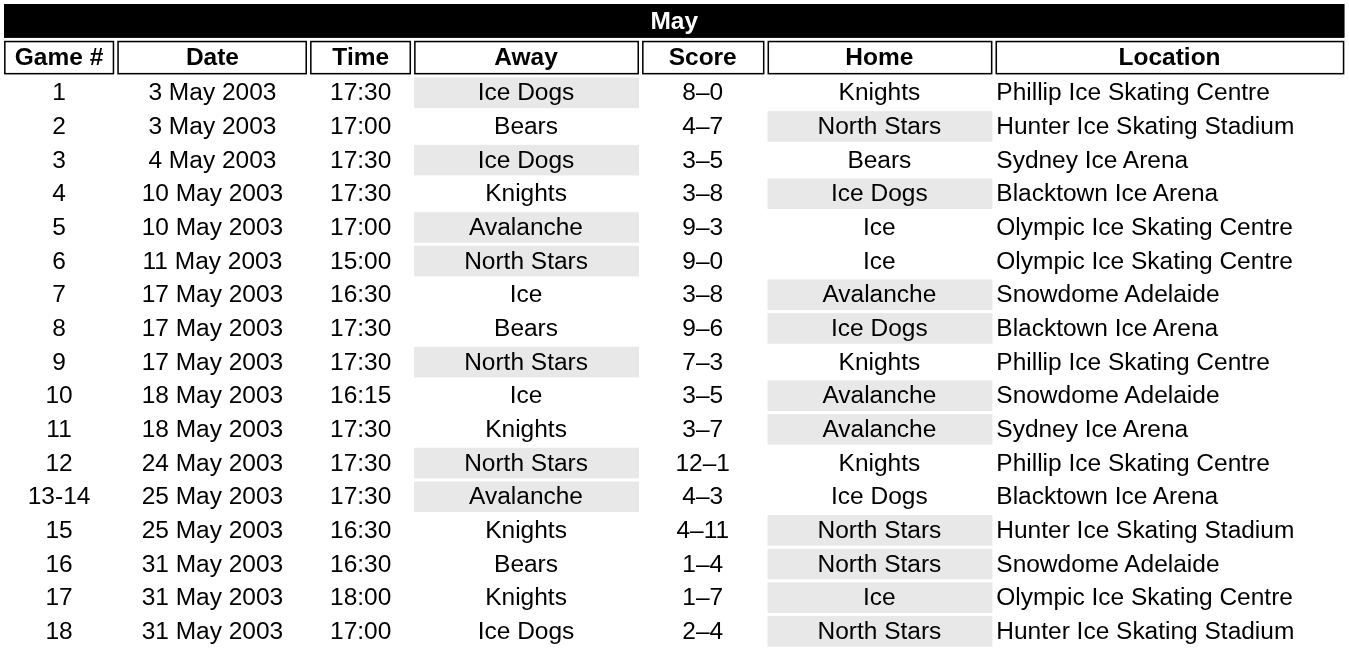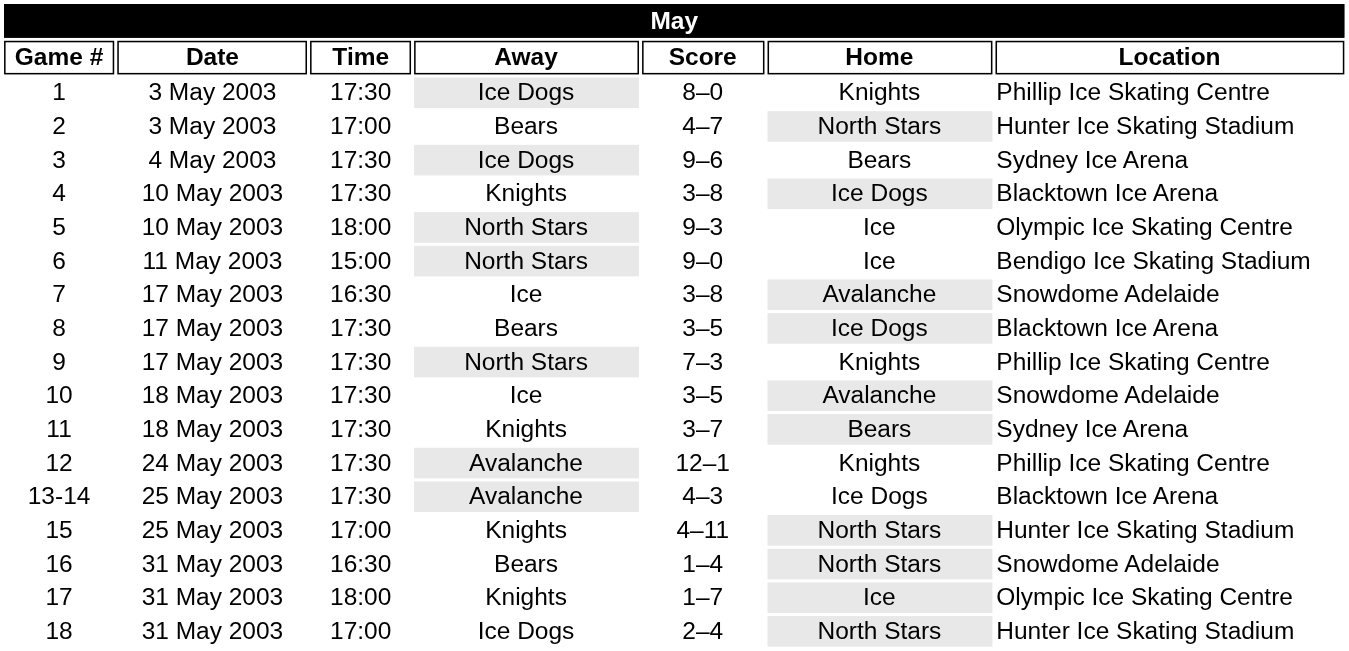(703, 159) 3–5 -> (703, 159) 9–6
(361, 227) 17:00 -> (361, 227) 18:00
(526, 227) Avalanche -> (526, 227) North Stars
(1145, 260) Olympic Ice Skating Centre -> (1153, 260) Bendigo Ice Skating Stadium
(703, 328) 9–6 -> (703, 328) 3–5
(361, 395) 16:15 -> (361, 395) 17:30
(879, 429) Avalanche -> (879, 429) Bears
(526, 462) North Stars -> (526, 462) Avalanche
(361, 530) 16:30 -> (361, 530) 17:00
